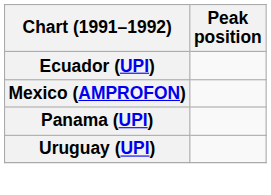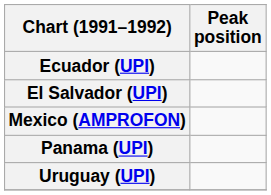+ row: (97, 93)
